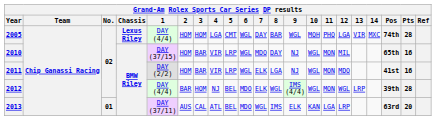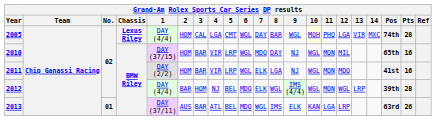(201, 34) HOM -> (201, 34) CAL
(314, 34) no background -> (314, 34) lightyellow background
(201, 106) CAL -> (201, 106) BAR
(408, 106) 20 -> (408, 106) 26
